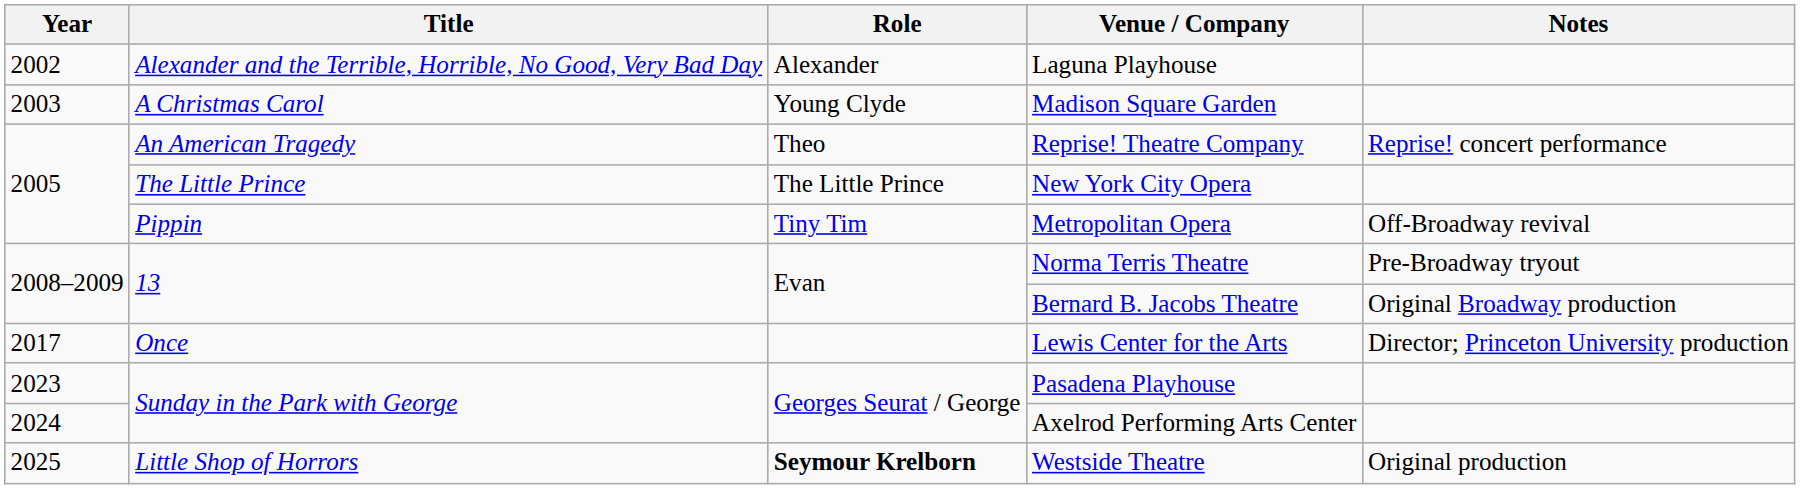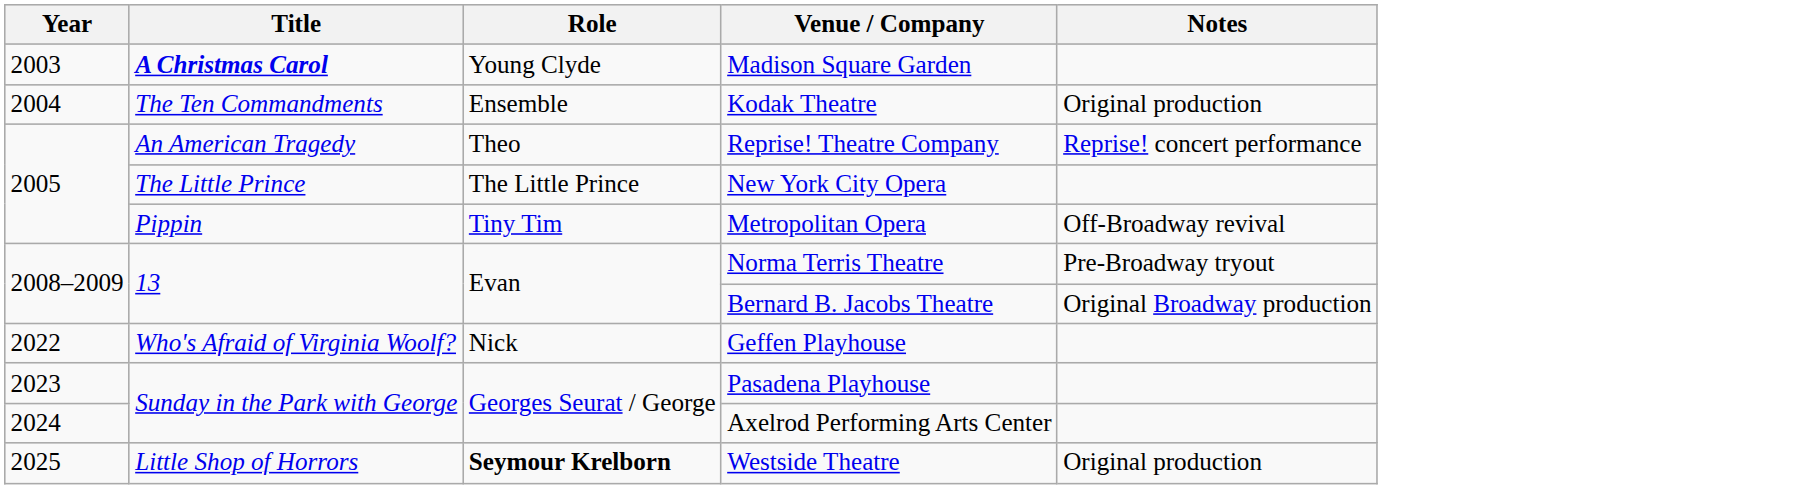- row: (1125, 64)
(229, 104) normal -> (232, 64) bold
+ row: (802, 104)
- row: (1160, 343)
+ row: (817, 343)
